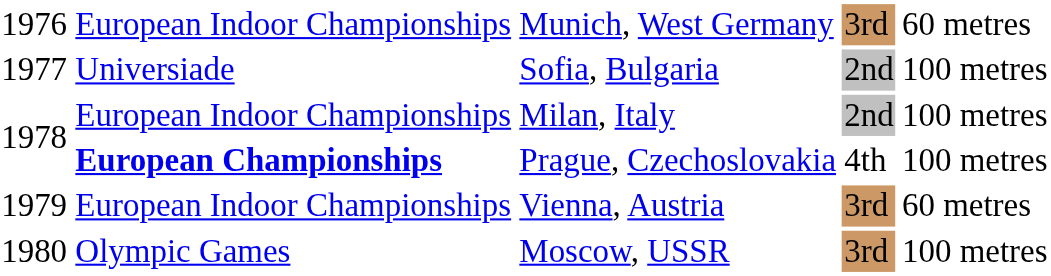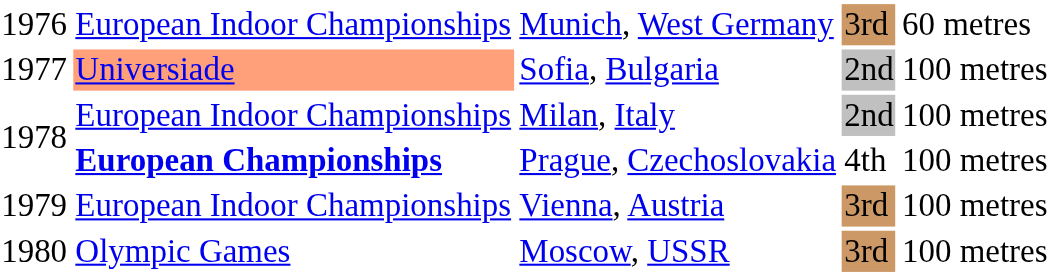(155, 69) no background -> (155, 69) lightsalmon background
(966, 205) 60 metres -> (975, 205) 100 metres
